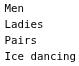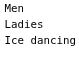- row: (21, 40)
